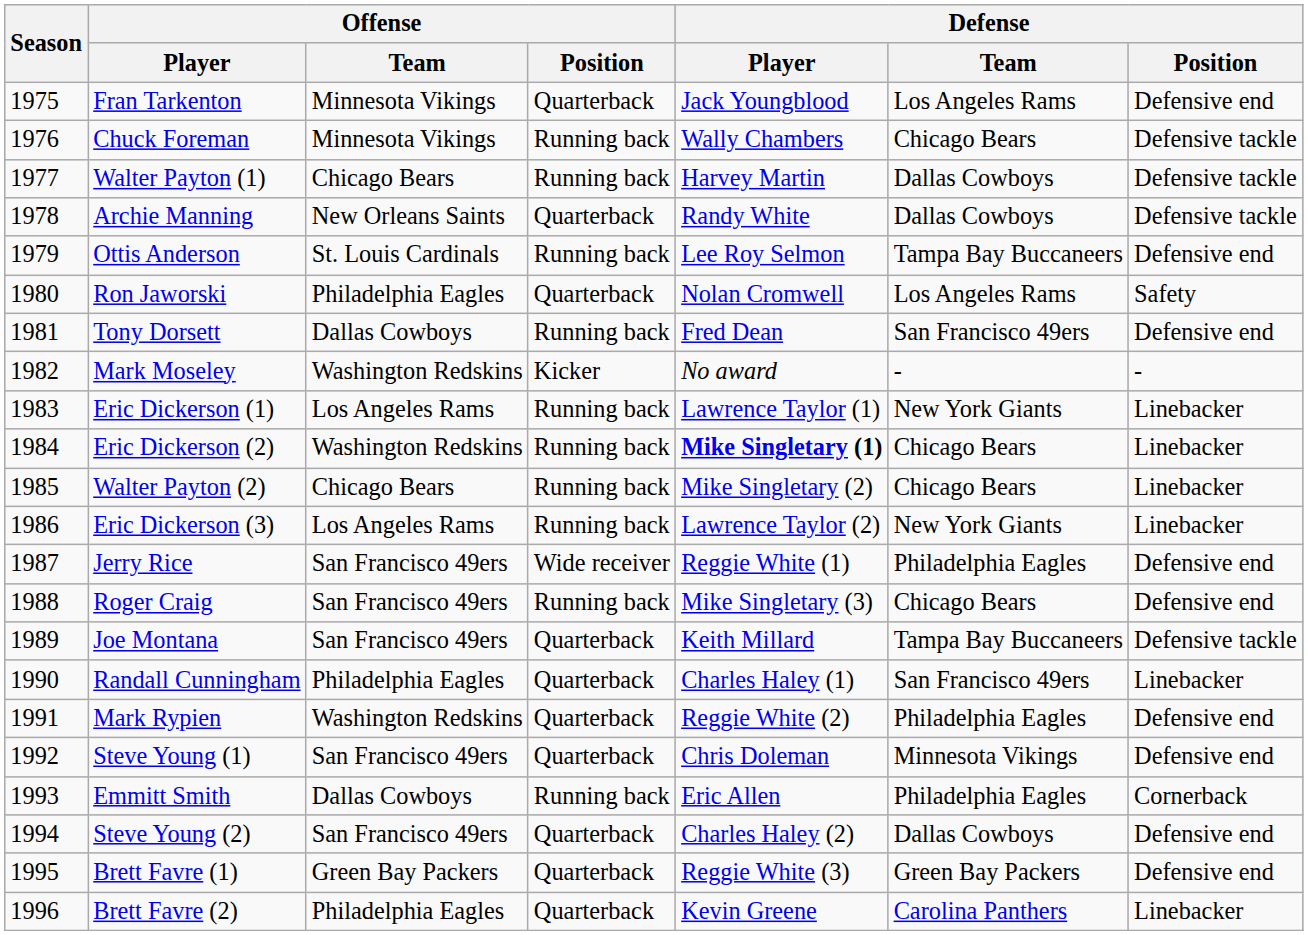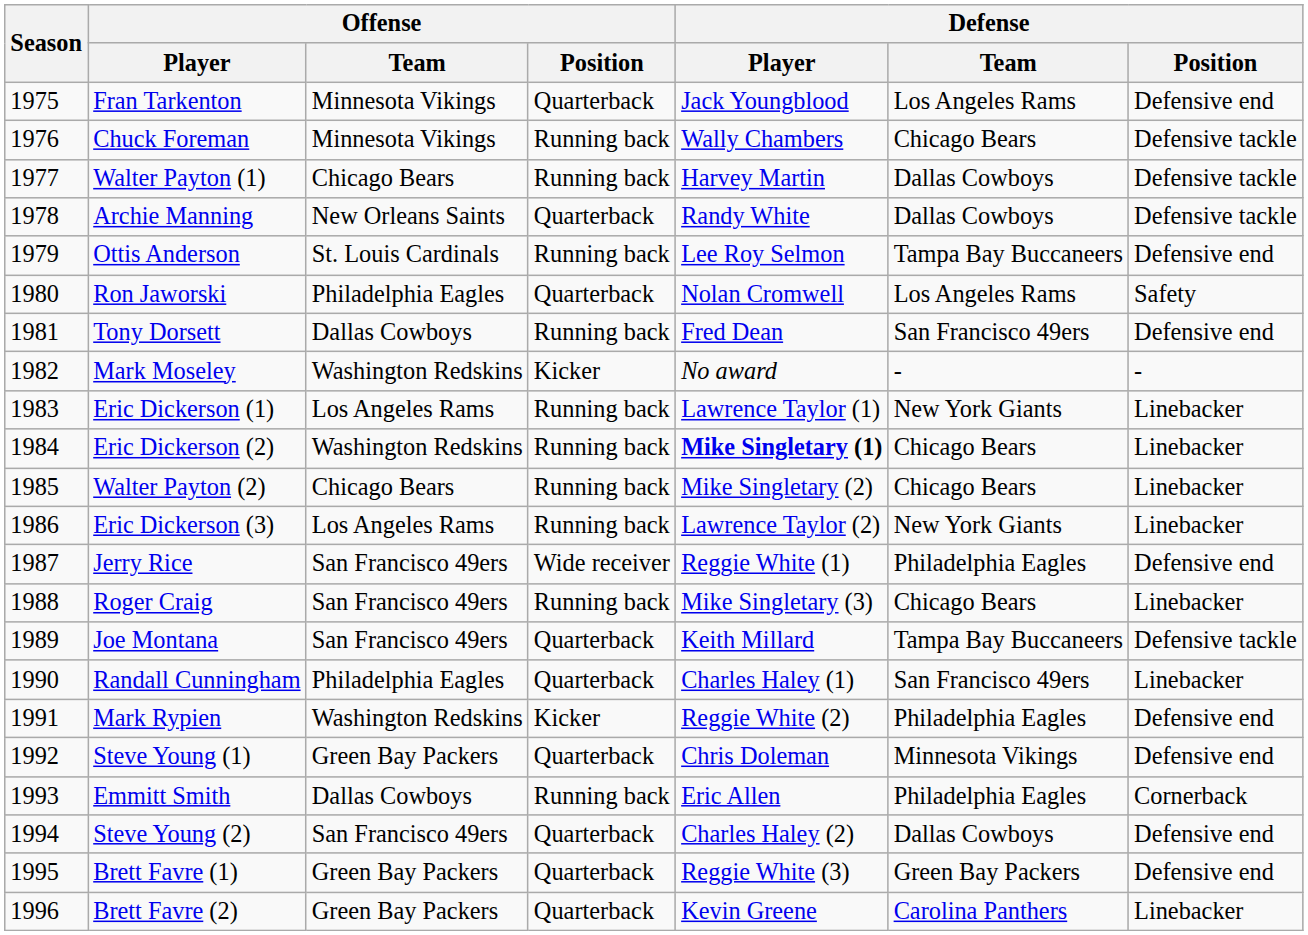(1204, 602) Defensive end -> (1189, 602) Linebacker
(594, 718) Quarterback -> (567, 718) Kicker
(410, 756) San Francisco 49ers -> (405, 756) Green Bay Packers
(408, 910) Philadelphia Eagles -> (405, 910) Green Bay Packers
